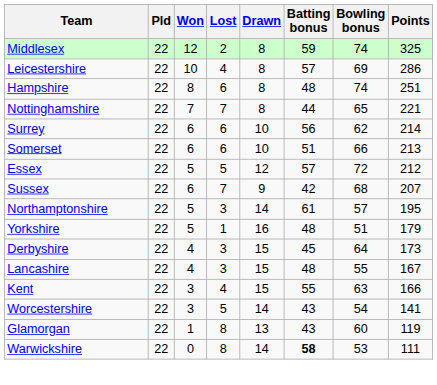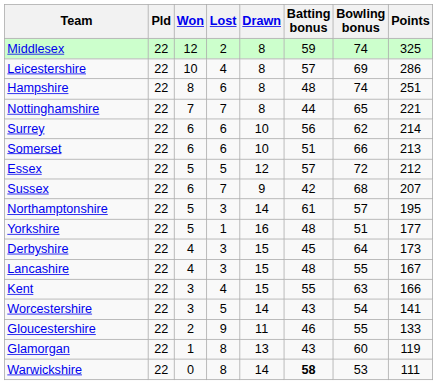(410, 229) 179 -> (410, 229) 177
+ row: (52, 329)
